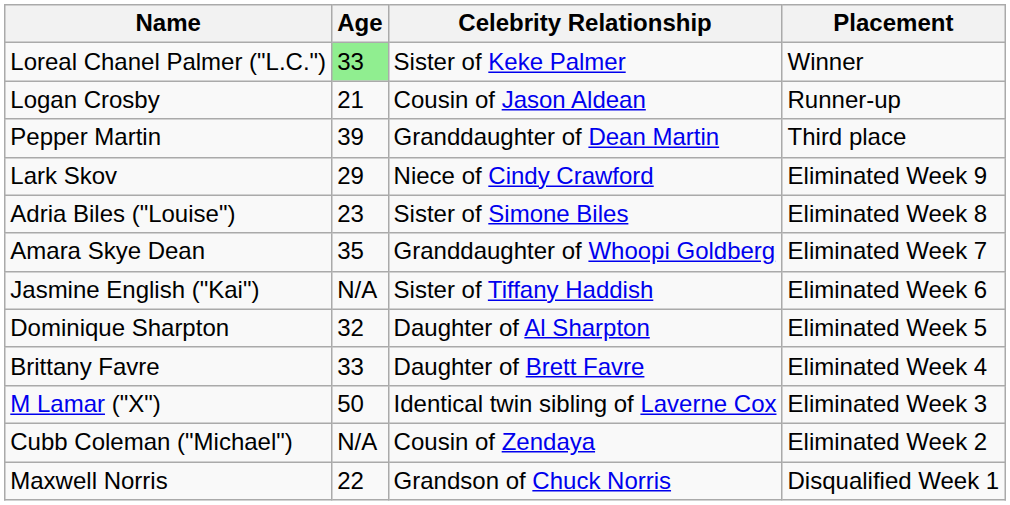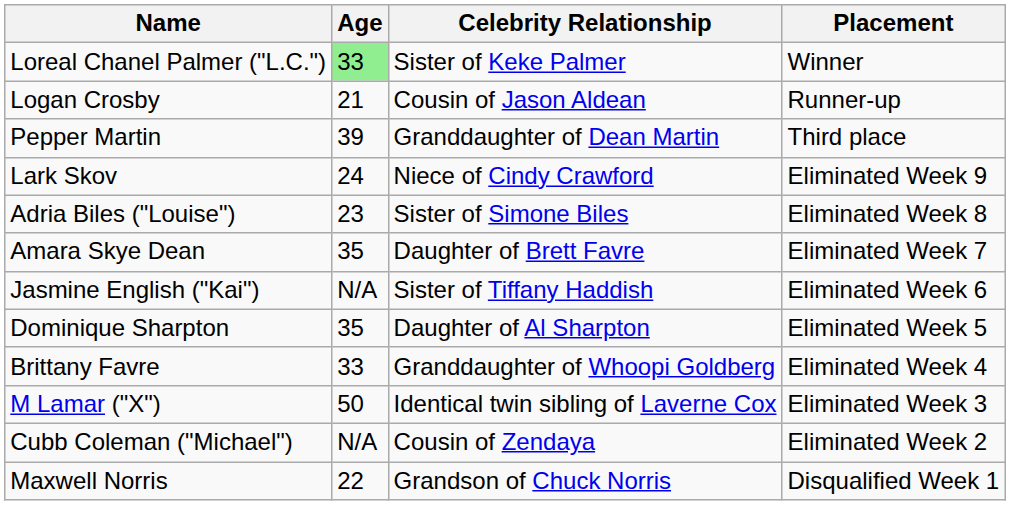(351, 175) 29 -> (351, 175) 24
(584, 251) Granddaughter of Whoopi Goldberg -> (519, 251) Daughter of Brett Favre
(351, 328) 32 -> (351, 328) 35
(519, 366) Daughter of Brett Favre -> (584, 366) Granddaughter of Whoopi Goldberg
